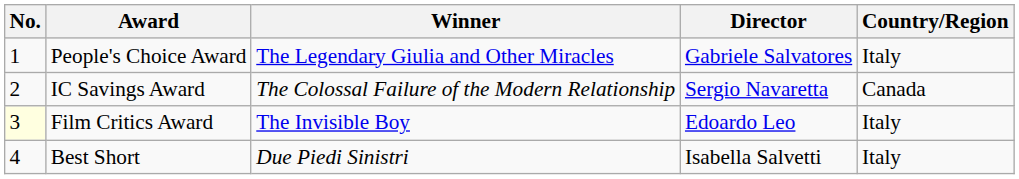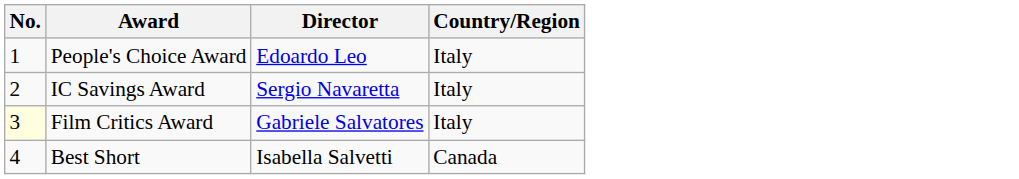- column: (466, 21)
(769, 55) Gabriele Salvatores -> (312, 55) Edoardo Leo
(894, 88) Canada -> (453, 88) Italy
(740, 122) Edoardo Leo -> (340, 122) Gabriele Salvatores
(881, 156) Italy -> (465, 156) Canada
